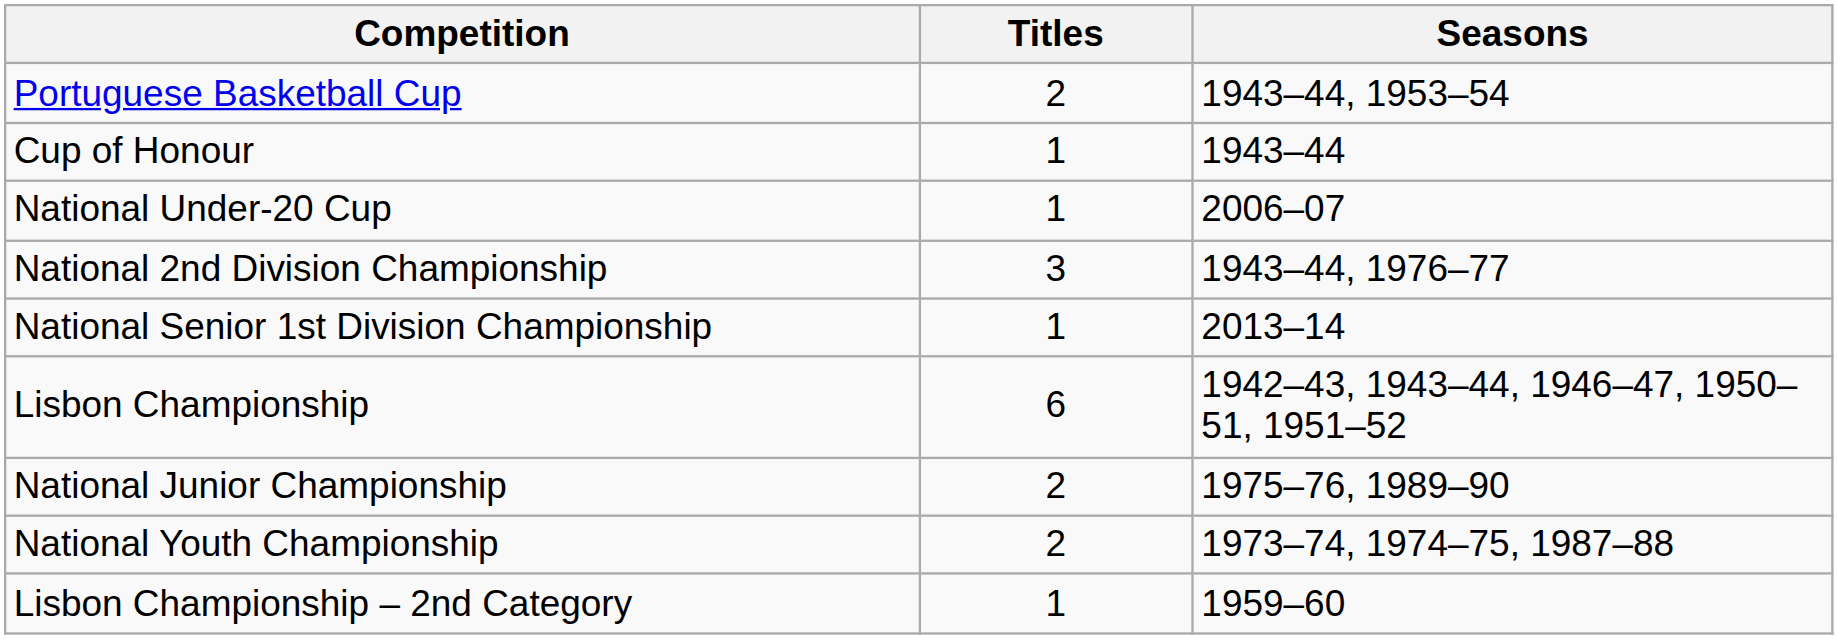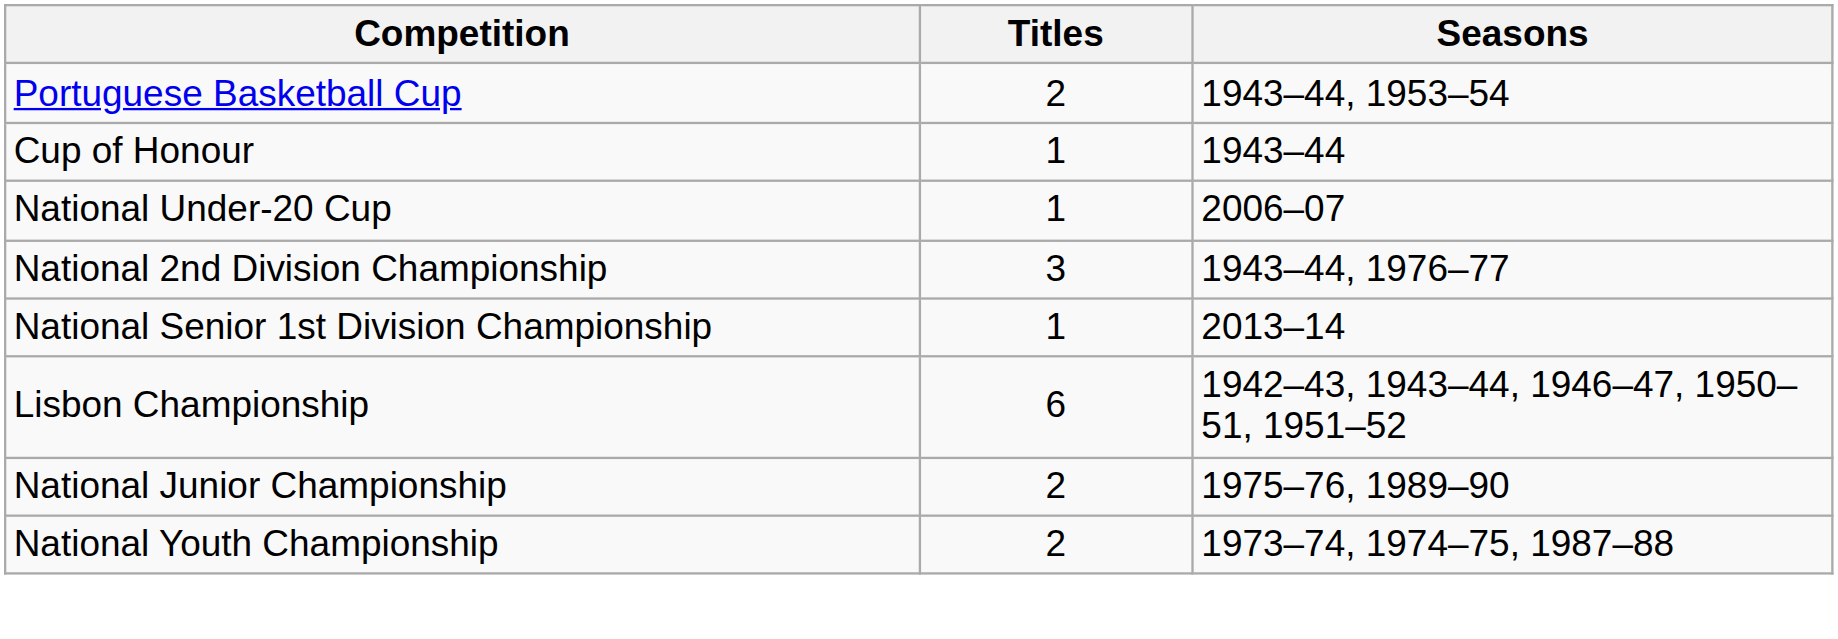- row: (323, 602)
